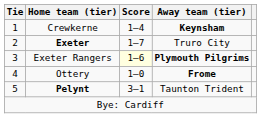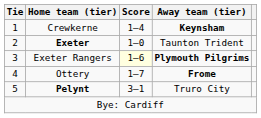(136, 43) 1–7 -> (136, 43) 1–0
(202, 43) Truro City -> (202, 43) Taunton Trident
(136, 74) 1–0 -> (136, 74) 1–7
(202, 90) Taunton Trident -> (202, 90) Truro City
